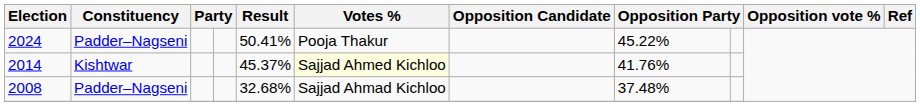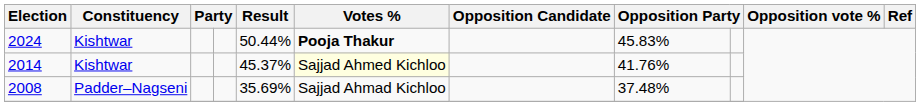(131, 40) Padder–Nagseni -> (103, 40) Kishtwar
(265, 40) 50.41% -> (265, 40) 50.44%
(343, 40) normal -> (346, 40) bold
(644, 40) 45.22% -> (644, 40) 45.83%
(265, 88) 32.68% -> (265, 88) 35.69%
